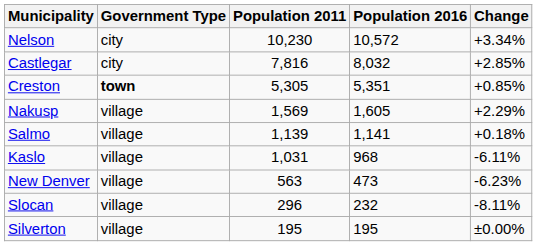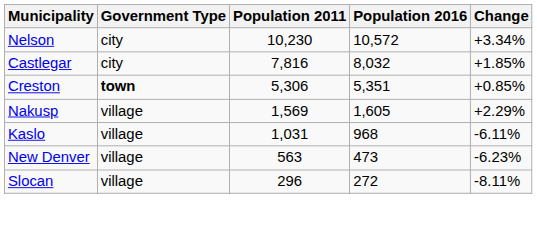(500, 63) +2.85% -> (500, 63) +1.85%
(290, 87) 5,305 -> (290, 87) 5,306
- row: (29, 134)
(366, 205) 232 -> (366, 181) 272
- row: (37, 228)
